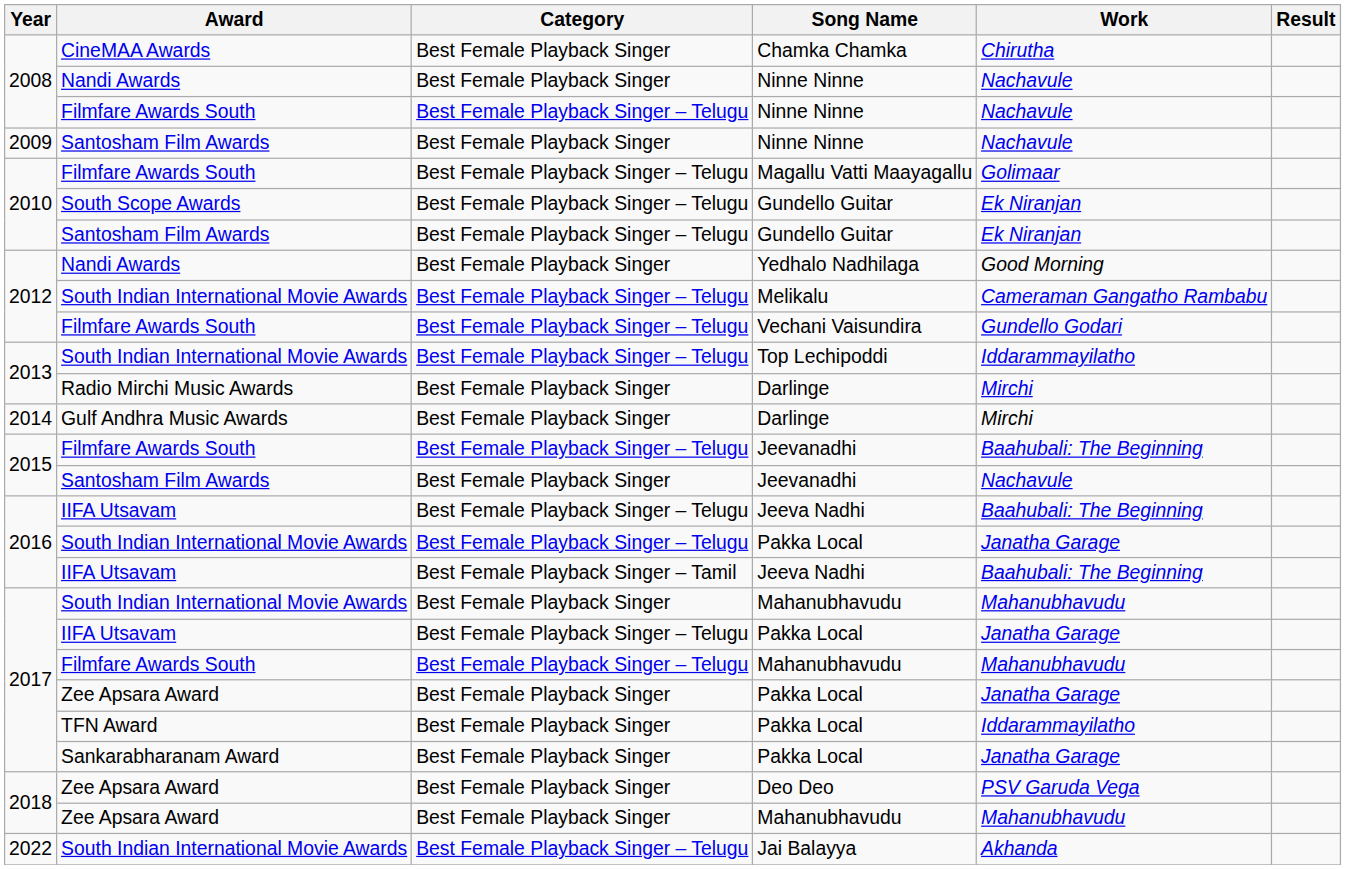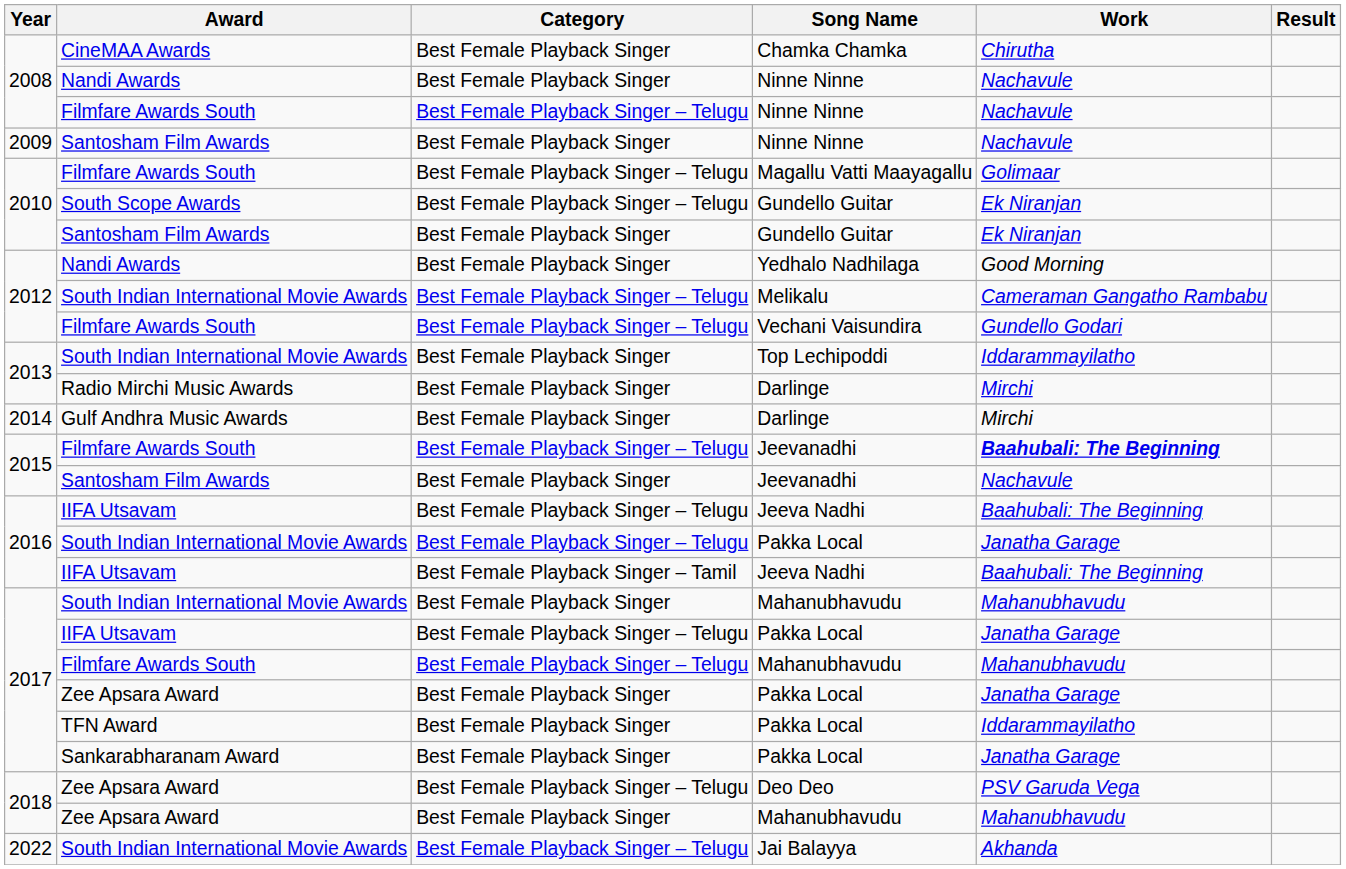(582, 234) Best Female Playback Singer – Telugu -> (543, 234) Best Female Playback Singer
(582, 357) Best Female Playback Singer – Telugu -> (543, 357) Best Female Playback Singer
(1092, 449) normal -> (1100, 449) bold
(543, 787) Best Female Playback Singer -> (582, 787) Best Female Playback Singer – Telugu
